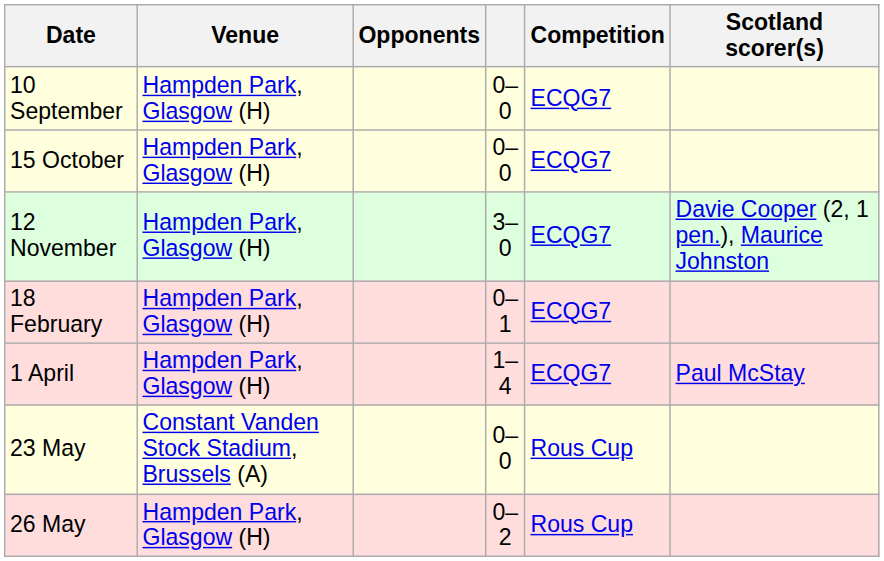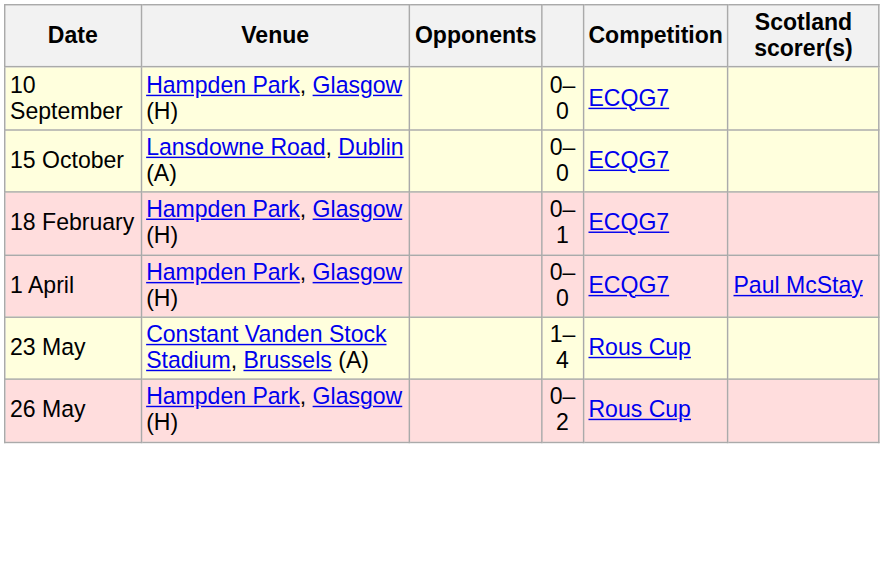(223, 160) Hampden Park, Glasgow (H) -> (275, 160) Lansdowne Road, Dublin (A)
- row: (63, 236)
(505, 373) 1–4 -> (562, 285) 0–0
(505, 449) 0–0 -> (562, 348) 1–4
